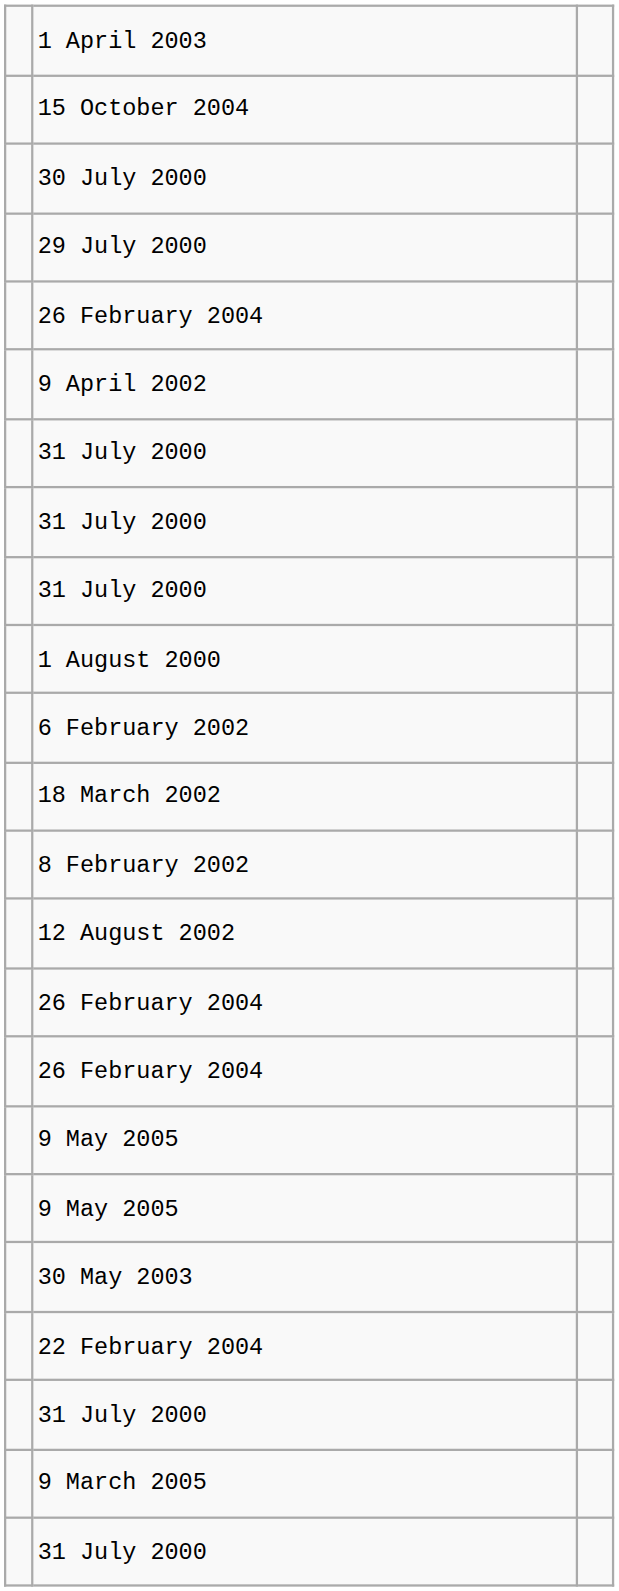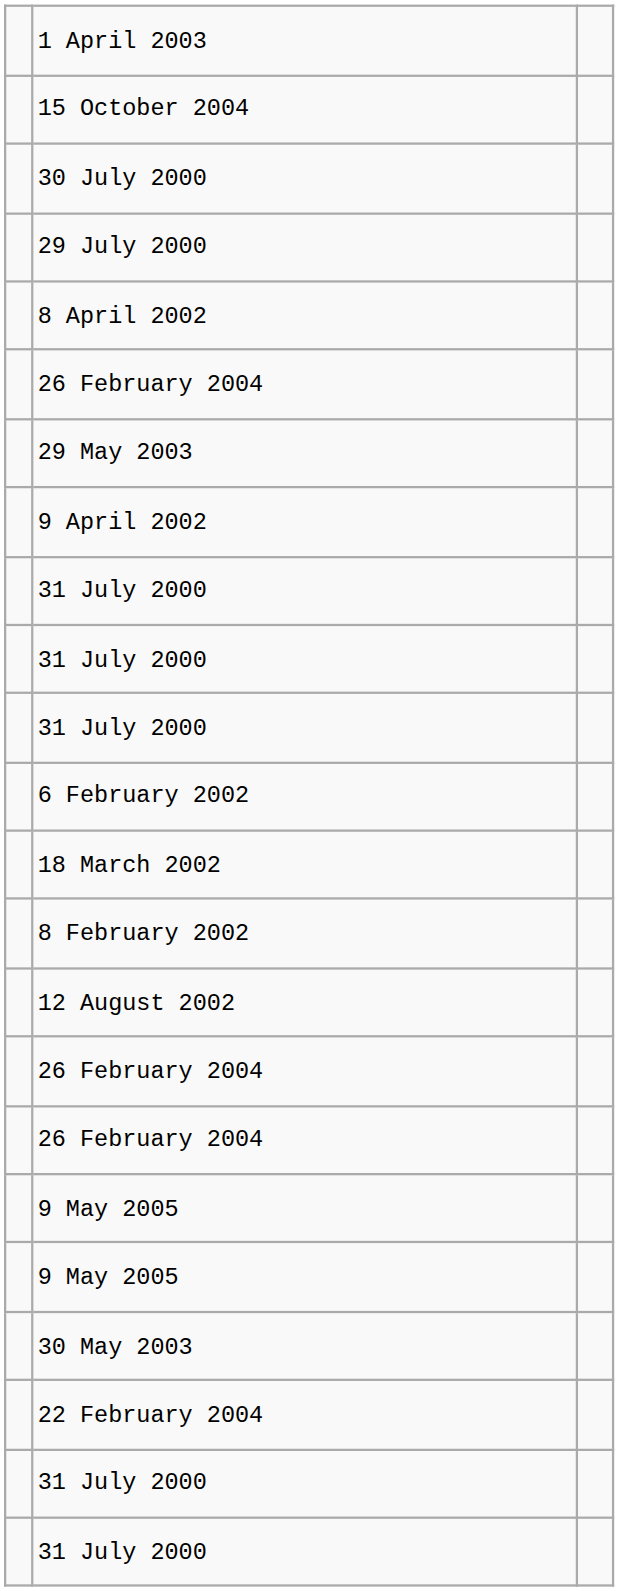+ row: (18, 316)
+ row: (18, 453)
- row: (18, 659)
- row: (18, 1483)
